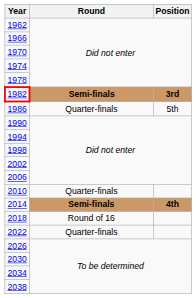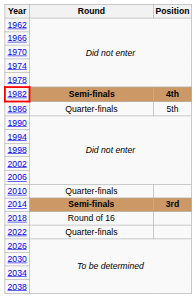(172, 95) 3rd -> (172, 95) 4th
(172, 205) 4th -> (172, 205) 3rd
